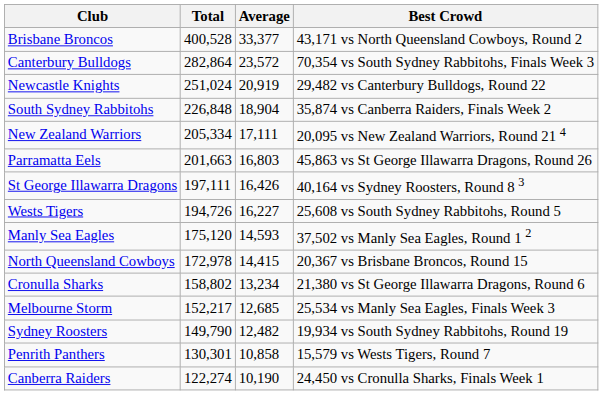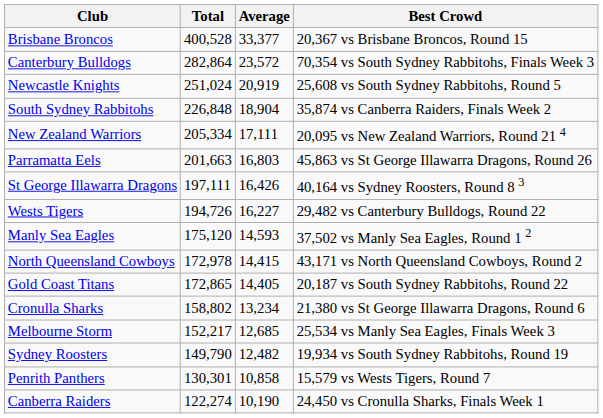(439, 39) 43,171 vs North Queensland Cowboys, Round 2 -> (412, 39) 20,367 vs Brisbane Broncos, Round 15
(421, 86) 29,482 vs Canterbury Bulldogs, Round 22 -> (429, 86) 25,608 vs South Sydney Rabbitohs, Round 5
(429, 210) 25,608 vs South Sydney Rabbitohs, Round 5 -> (421, 210) 29,482 vs Canterbury Bulldogs, Round 22
(412, 261) 20,367 vs Brisbane Broncos, Round 15 -> (439, 261) 43,171 vs North Queensland Cowboys, Round 2
+ row: (61, 284)
